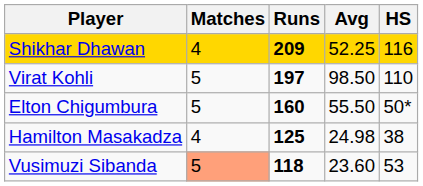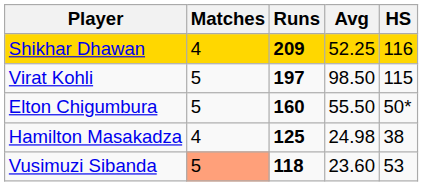(398, 78) 110 -> (398, 78) 115
